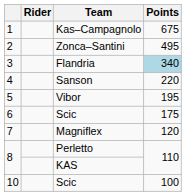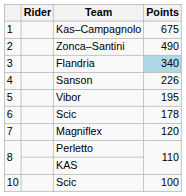(170, 47) 495 -> (170, 47) 490
(170, 81) 220 -> (170, 81) 226
(170, 115) 175 -> (170, 115) 178
